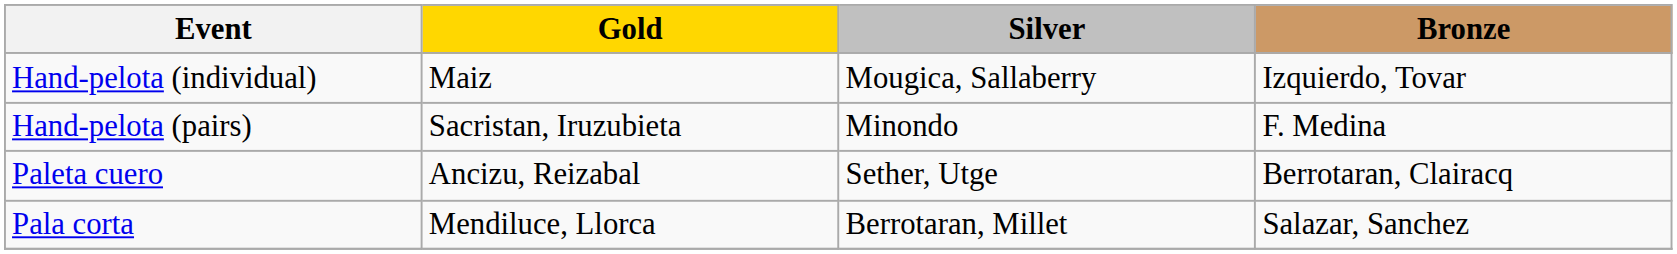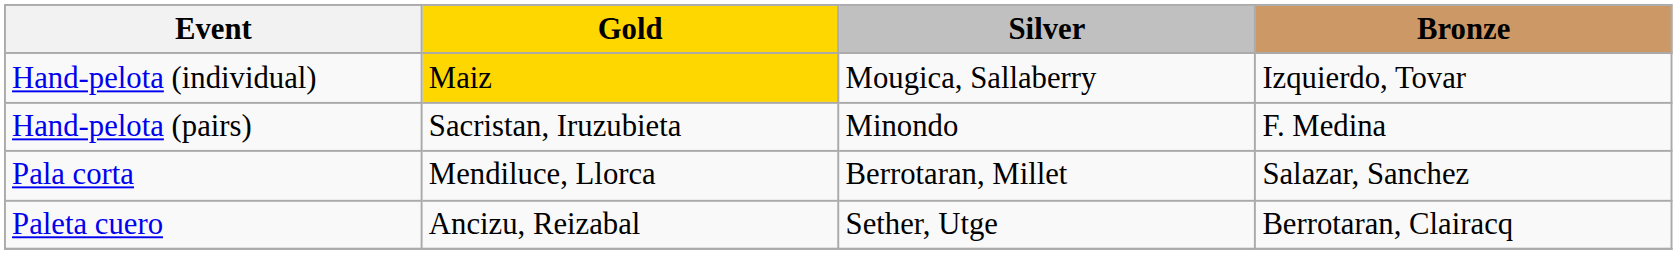(460, 77) no background -> (460, 77) gold background
rows swapped: (88, 175) <-> (73, 223)
